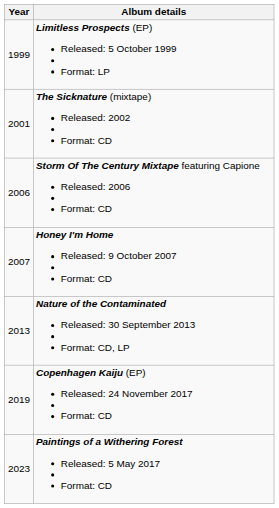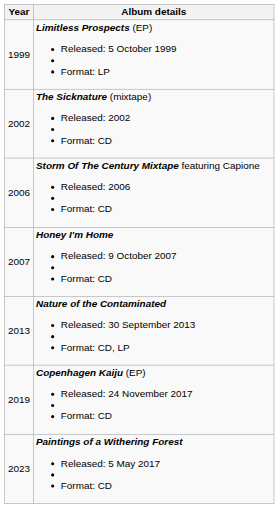(19, 123) 2001 -> (19, 123) 2002
